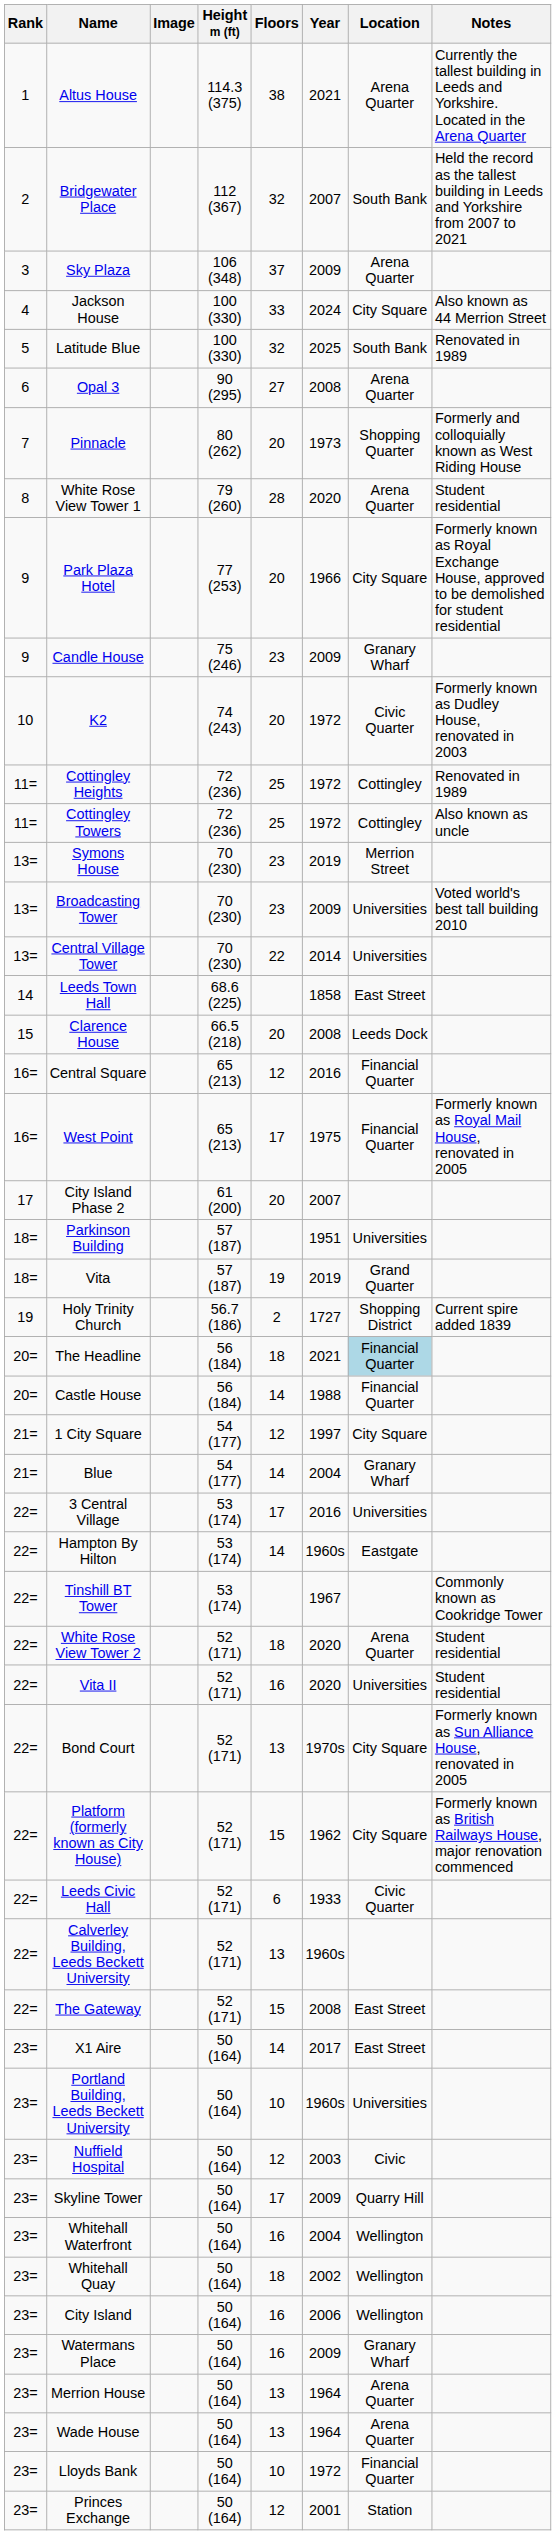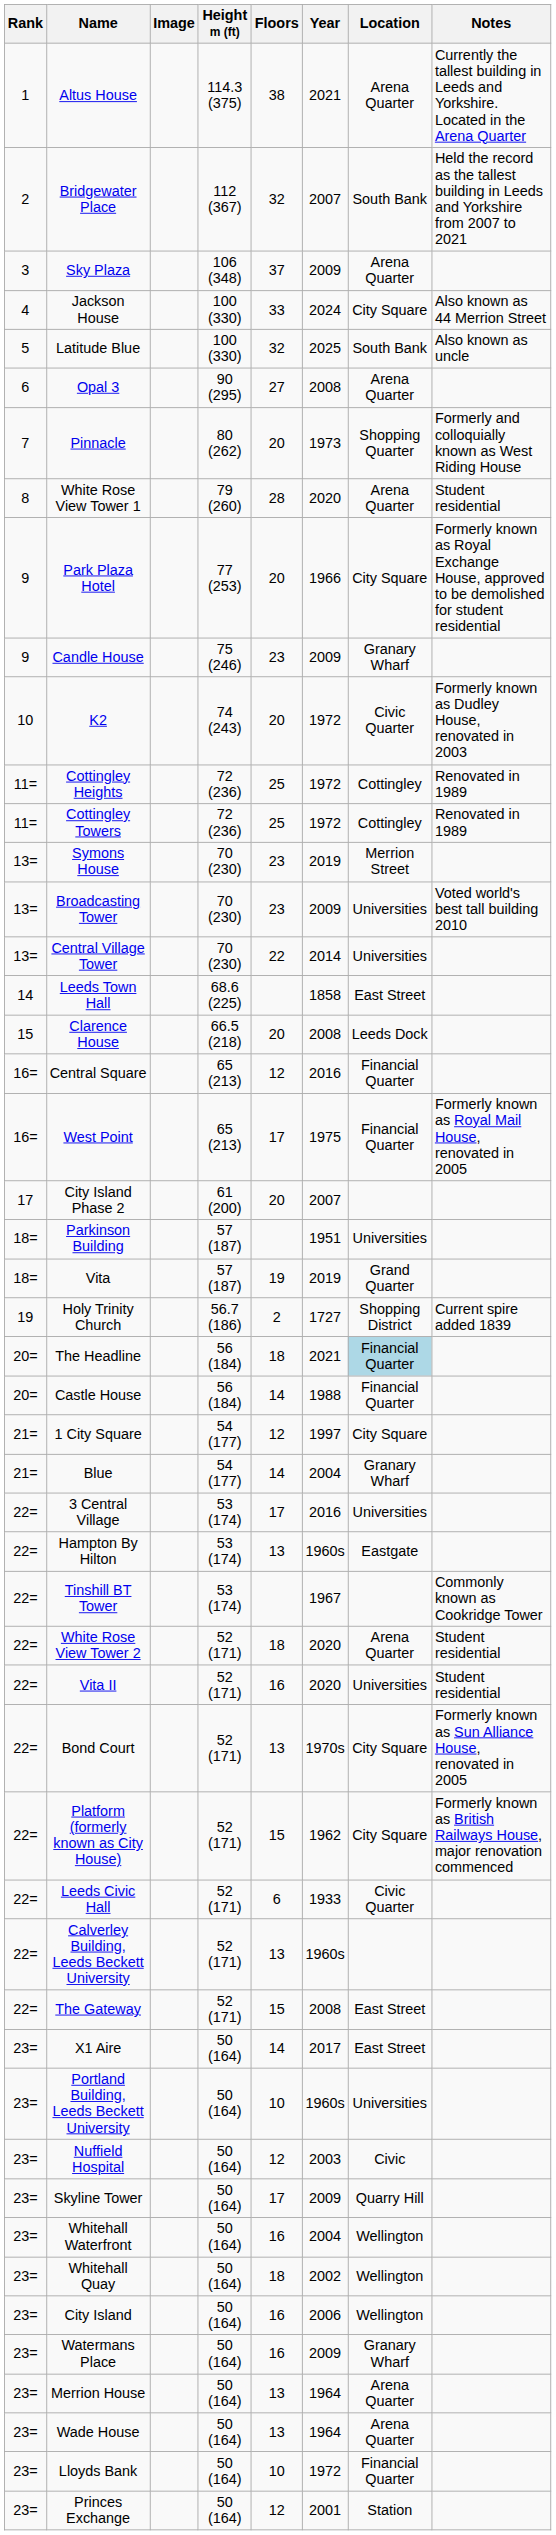(477, 348) Renovated in 1989 -> (481, 348) Also known as uncle
(481, 823) Also known as uncle -> (477, 823) Renovated in 1989
(277, 1551) 14 -> (277, 1551) 13
